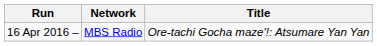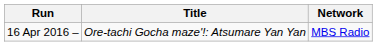columns swapped: (259, 13) <-> (113, 13)
